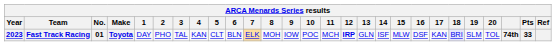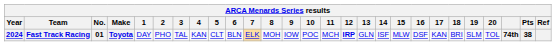(14, 35) 2023 -> (14, 35) 2024
(457, 35) lavender background -> (457, 35) no background
(528, 35) 33 -> (528, 35) 38
